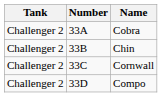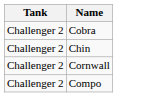- column: (88, 13)
